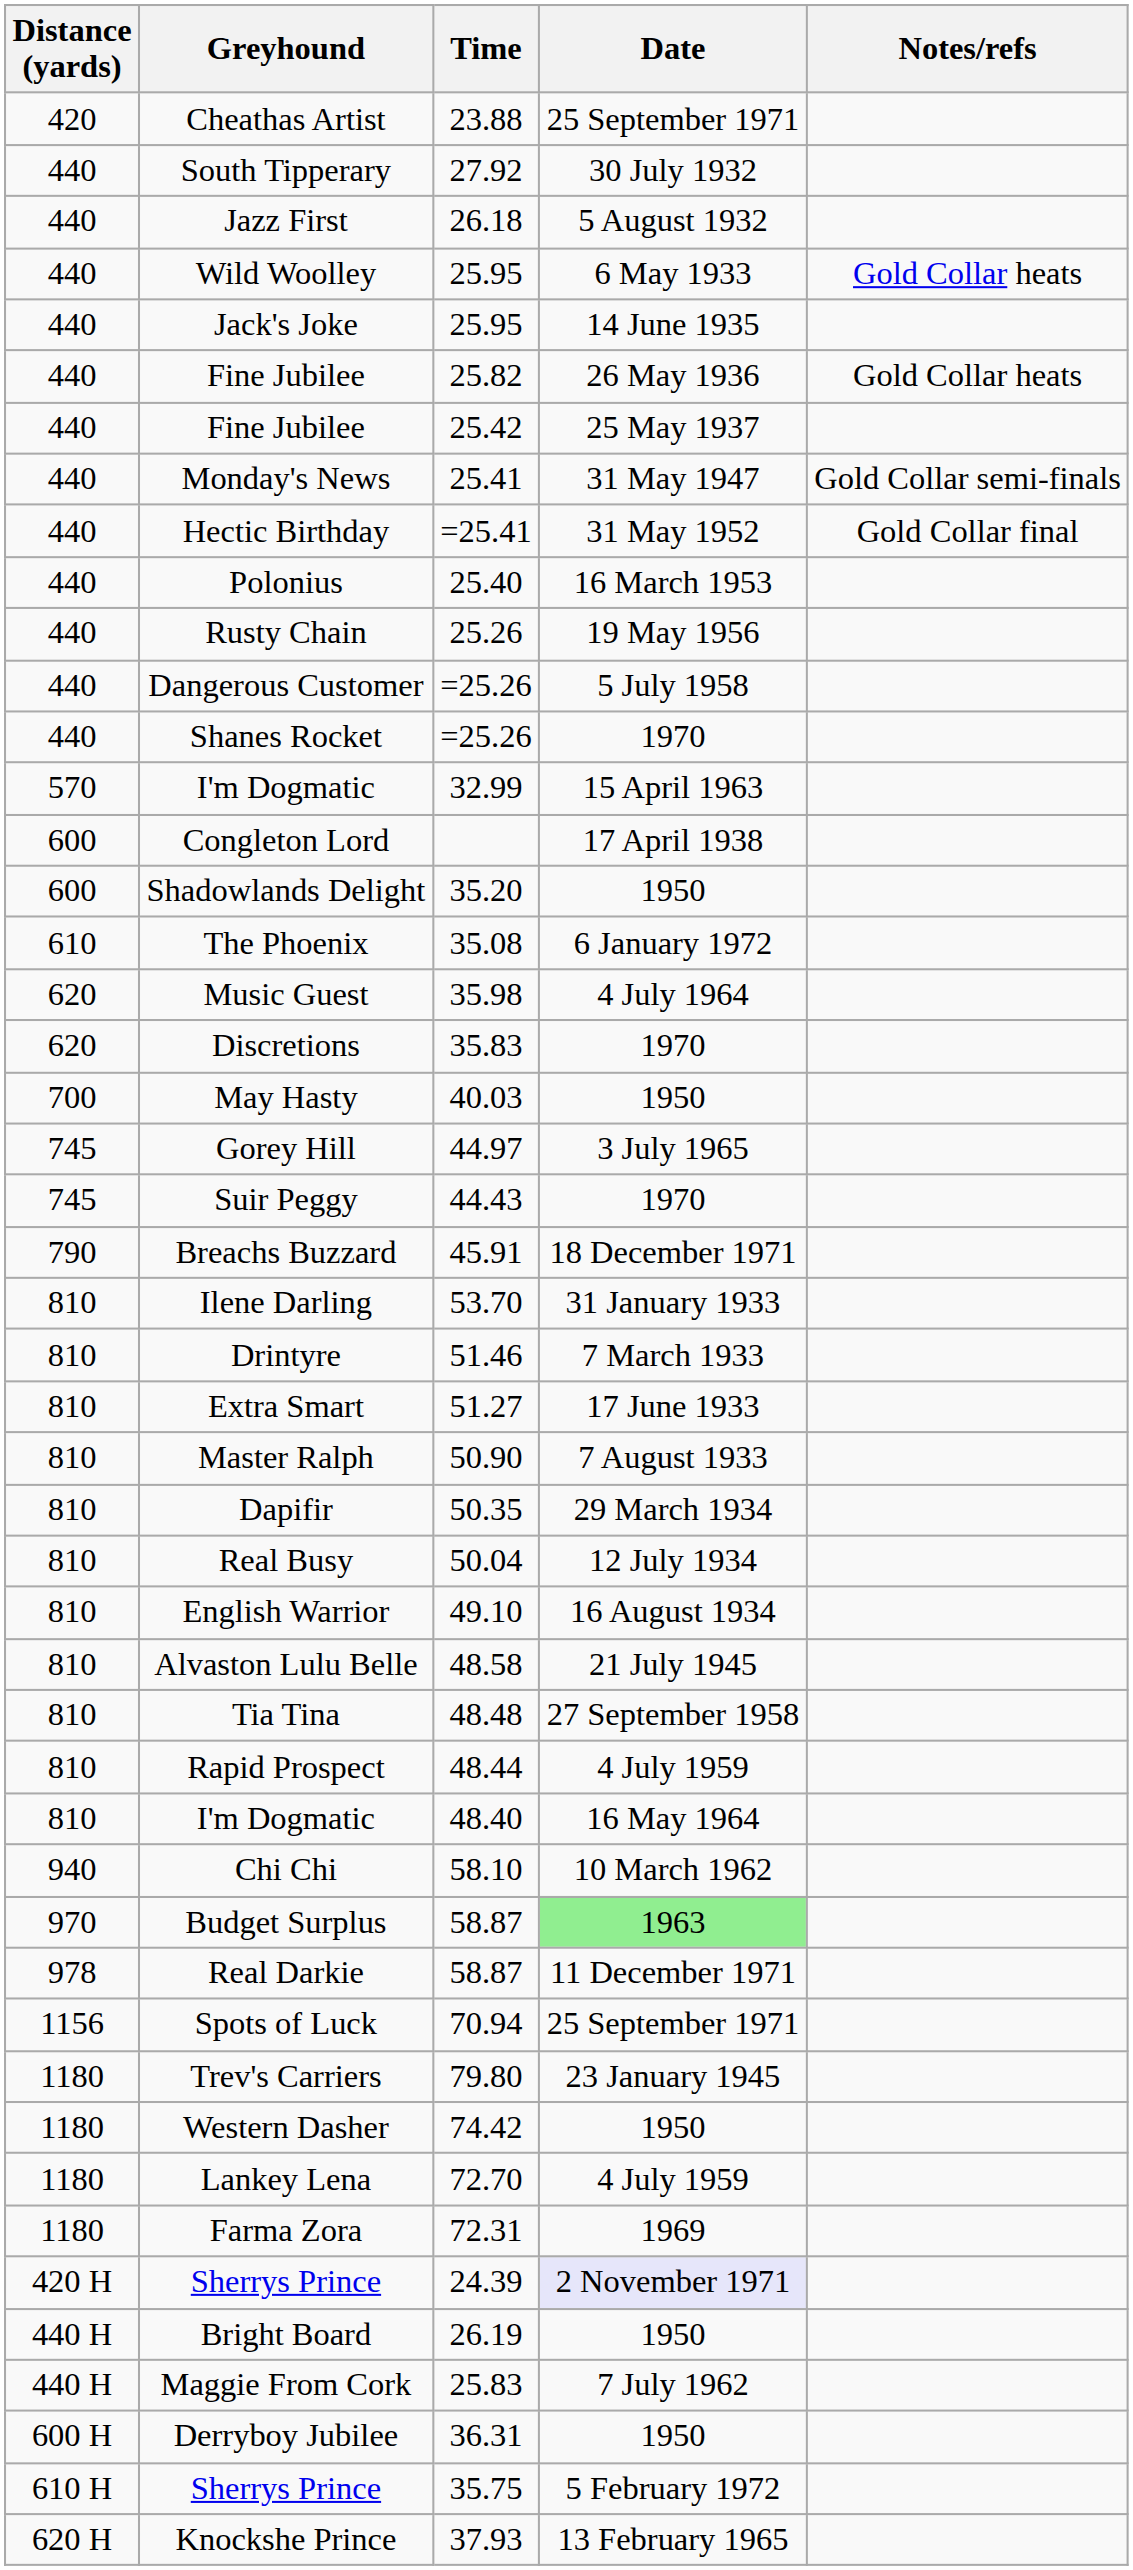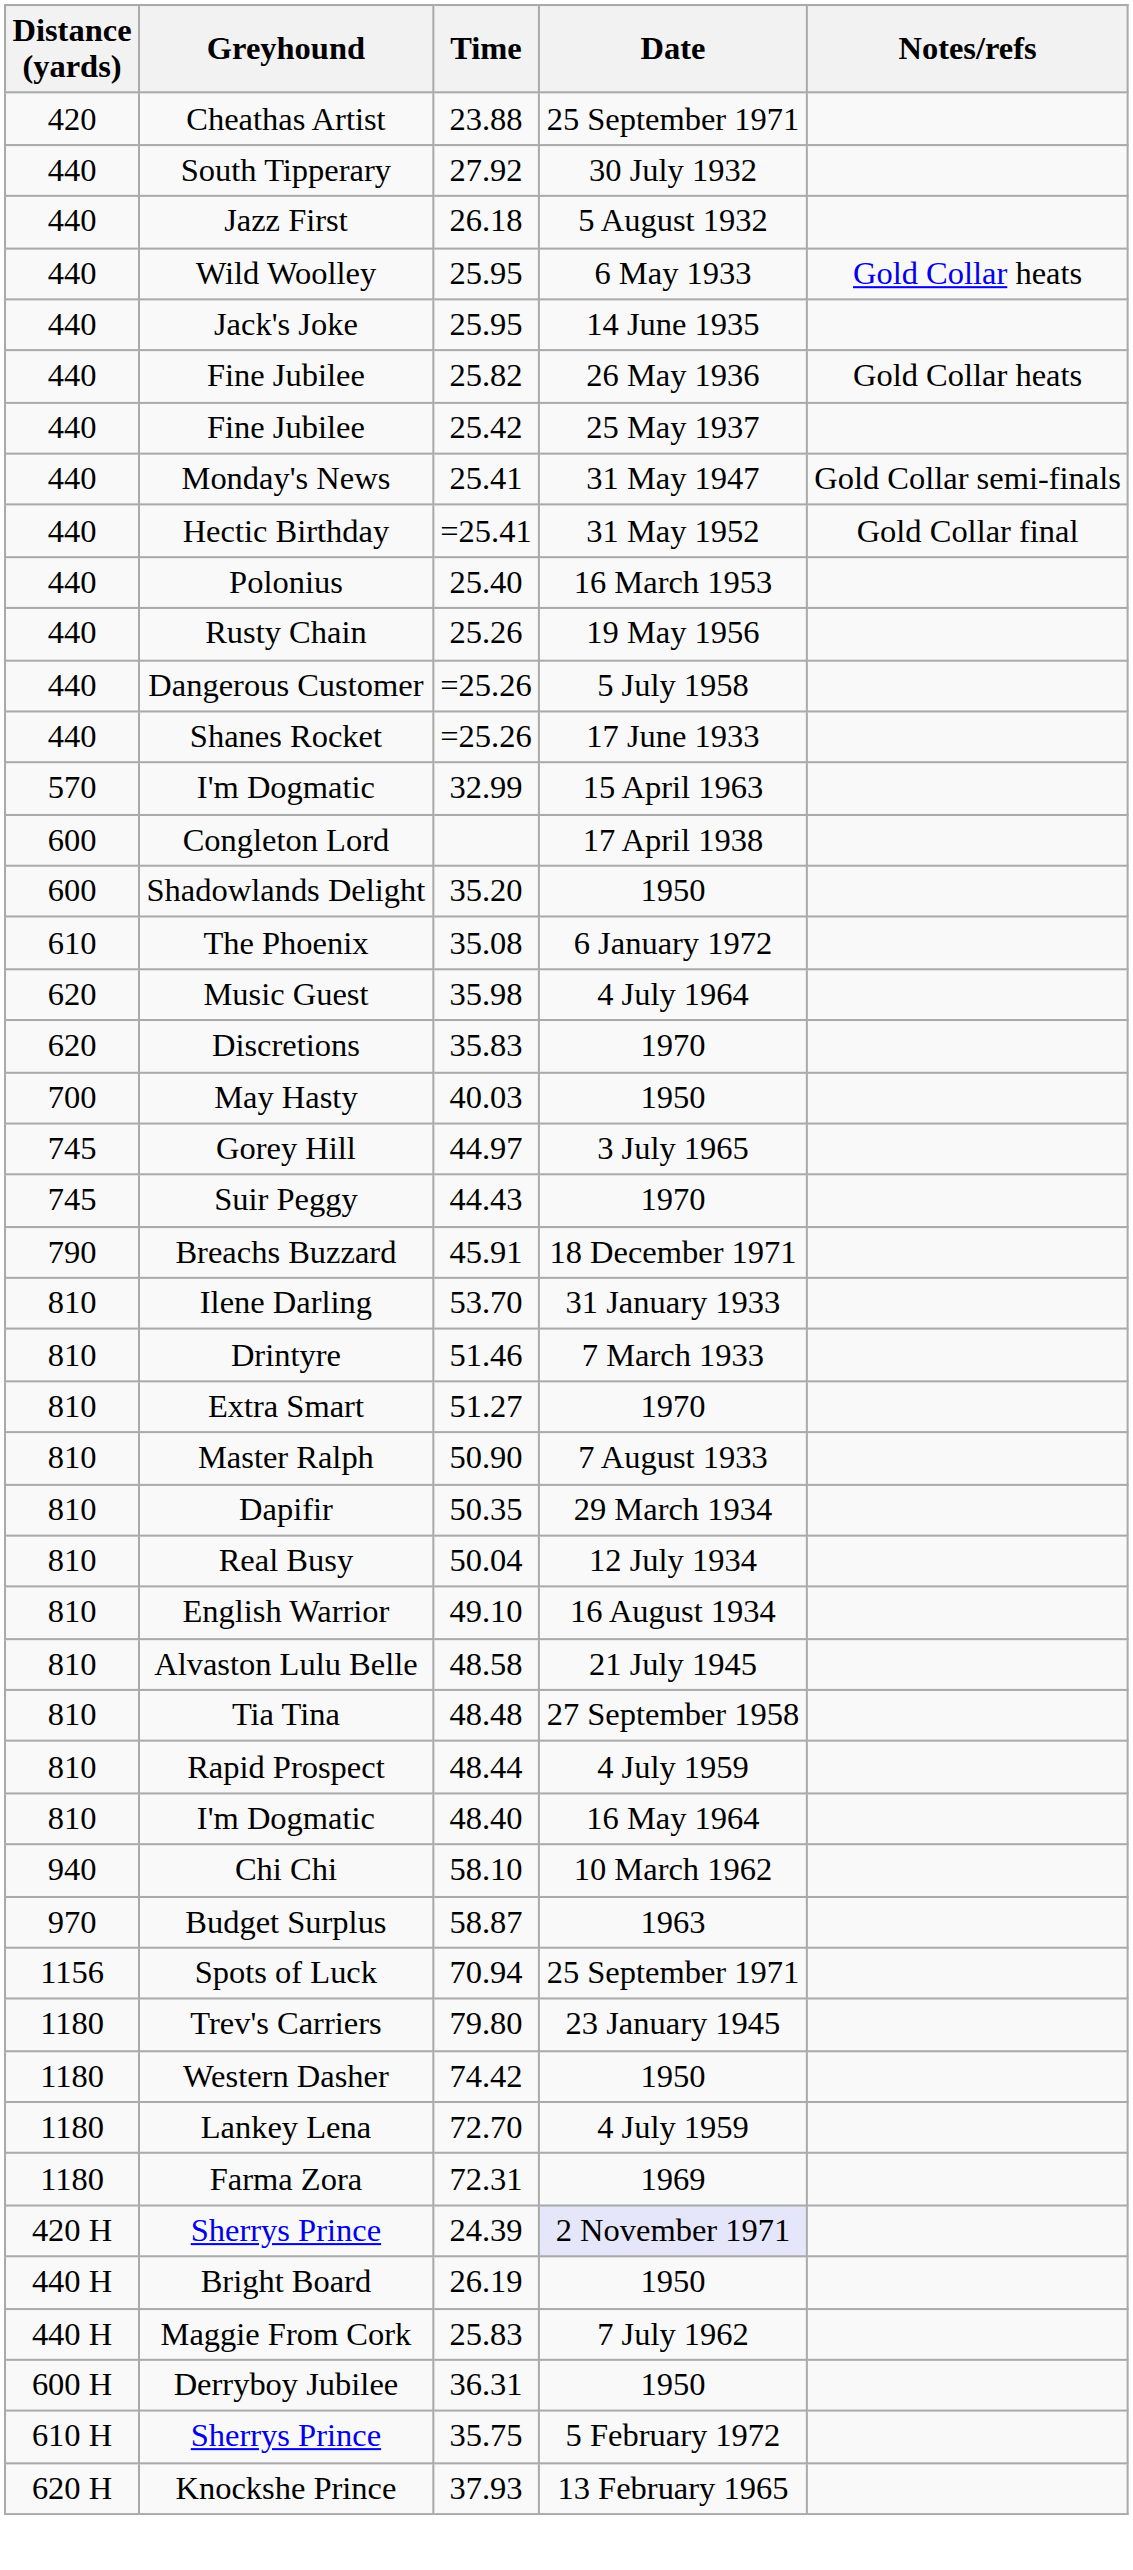(673, 736) 1970 -> (673, 736) 17 June 1933
(673, 1406) 17 June 1933 -> (673, 1406) 1970
(673, 1921) lightgreen background -> (673, 1921) no background
- row: (286, 1972)
